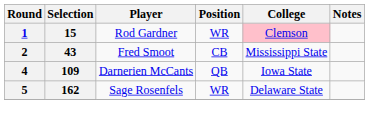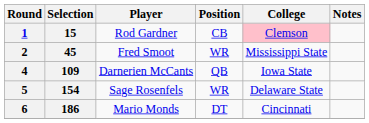(219, 33) WR -> (219, 33) CB
(70, 52) 43 -> (70, 52) 45
(219, 52) CB -> (219, 52) WR
(70, 90) 162 -> (70, 90) 154
+ row: (24, 109)
